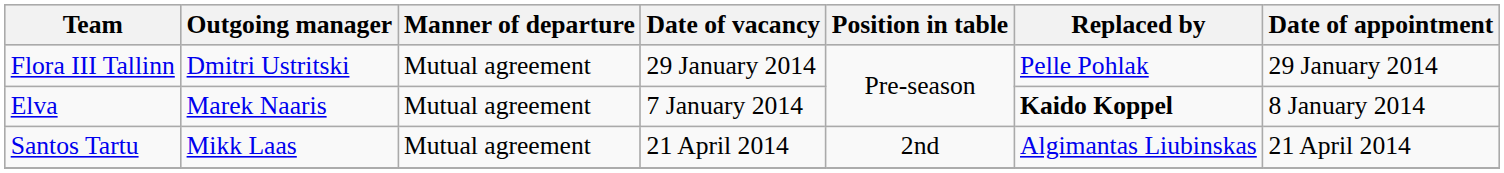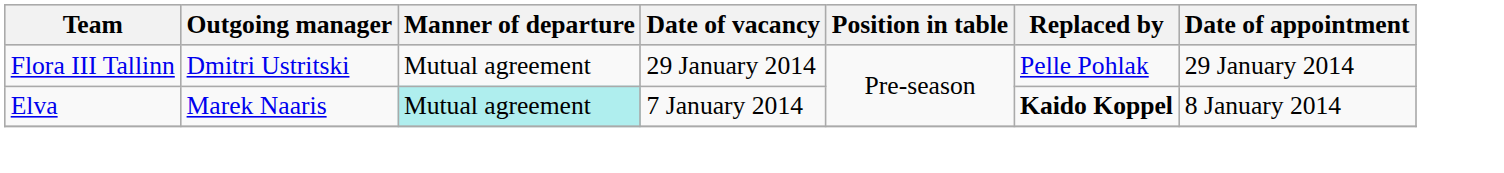(497, 106) no background -> (497, 106) paleturquoise background
- row: (75, 146)
